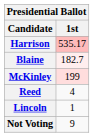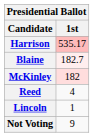(72, 76) 199 -> (72, 76) 182
